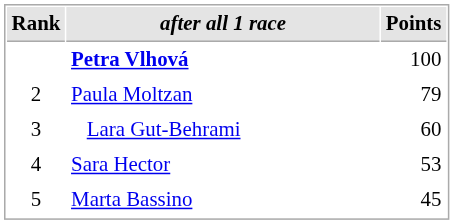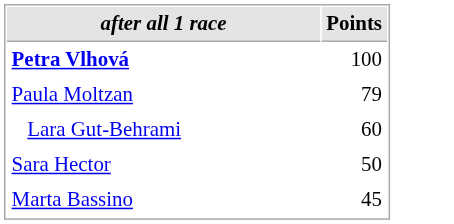- column: (36, 23)
(431, 164) 53 -> (372, 164) 50
